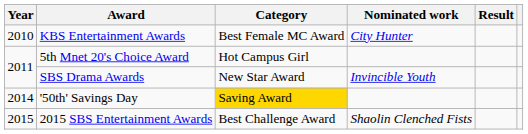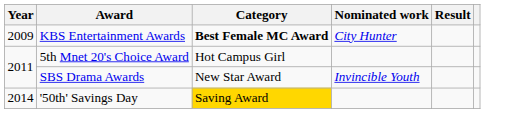(21, 35) 2010 -> (21, 35) 2009
(281, 35) normal -> (262, 35) bold
- row: (126, 118)
